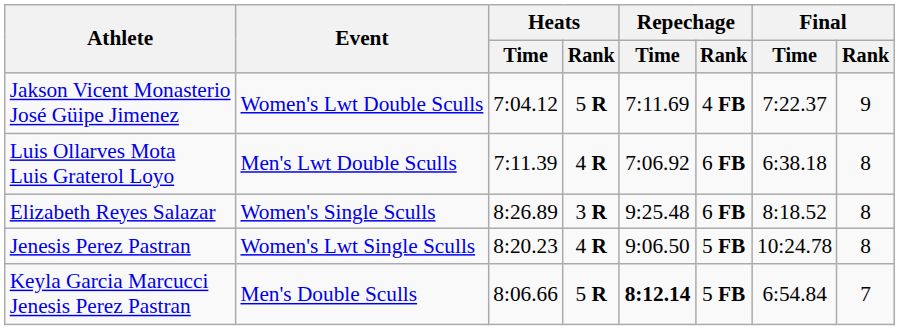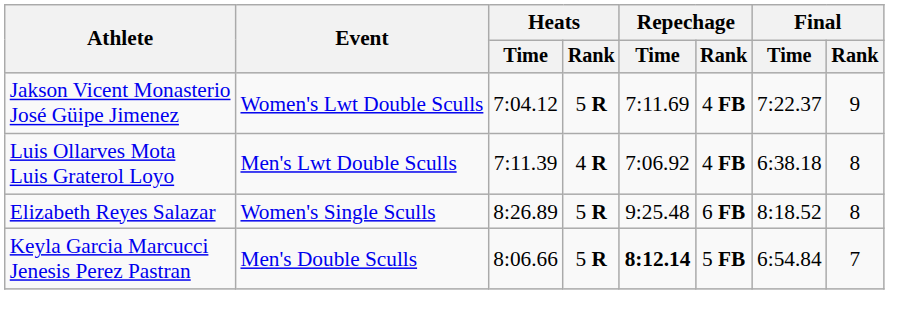(724, 163) 6 FB -> (724, 163) 4 FB
(591, 211) 3 R -> (591, 211) 5 R
- row: (100, 246)
